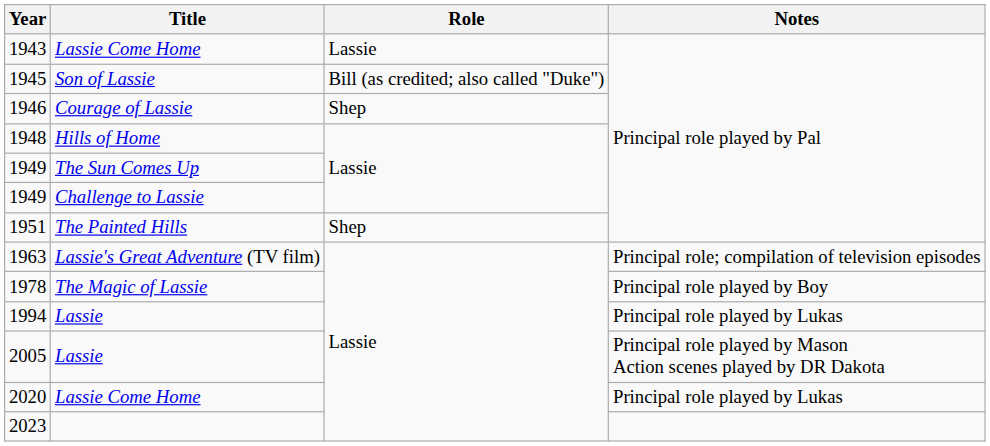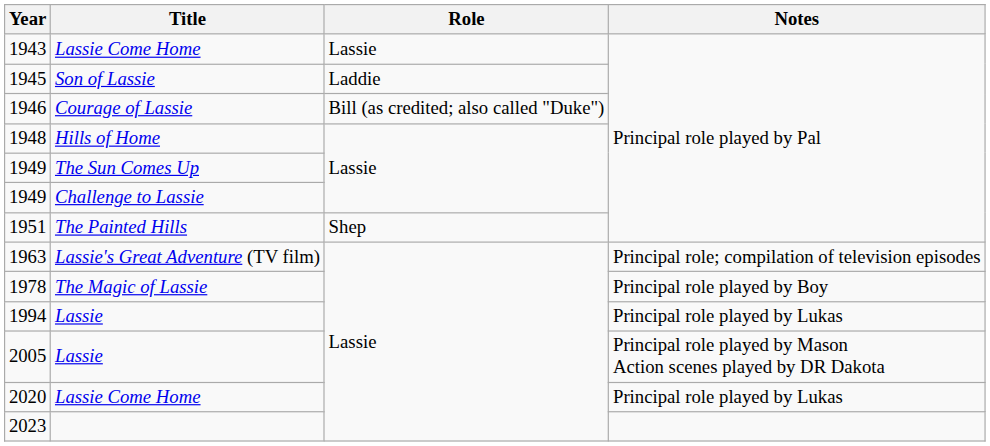(466, 78) Bill (as credited; also called "Duke") -> (355, 78) Laddie
(347, 108) Shep -> (466, 108) Bill (as credited; also called "Duke")
